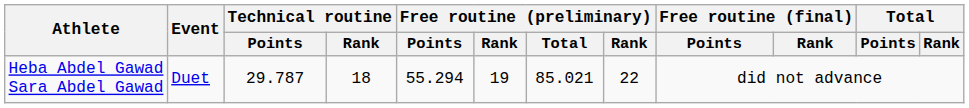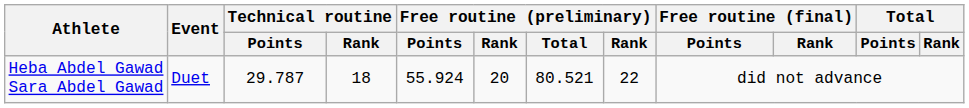(435, 79) 55.294 -> (435, 79) 55.924
(500, 79) 19 -> (500, 79) 20
(564, 79) 85.021 -> (564, 79) 80.521
